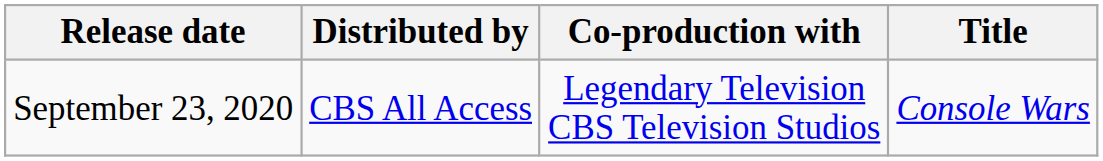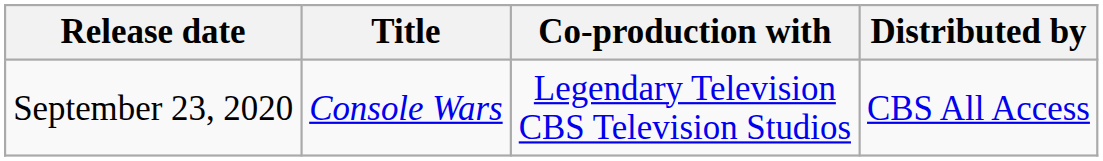columns swapped: (993, 32) <-> (421, 32)
